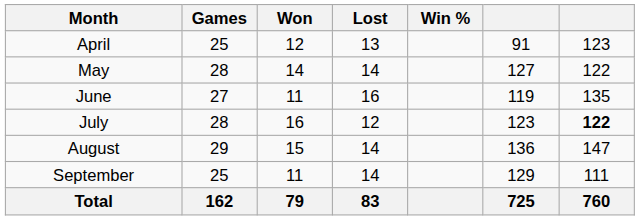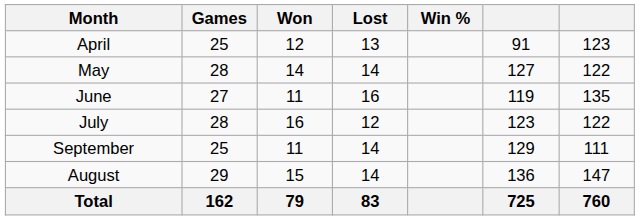(596, 123) bold -> (596, 123) normal
rows swapped: (94, 149) <-> (94, 175)
